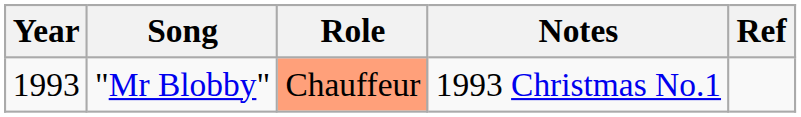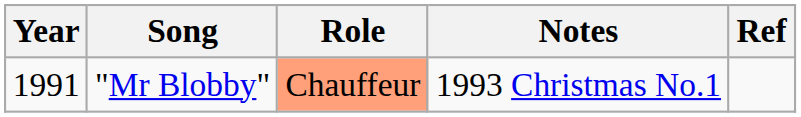(46, 84) 1993 -> (46, 84) 1991
